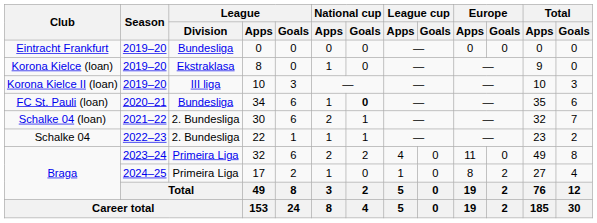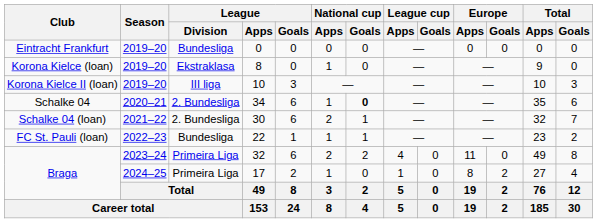(62, 102) FC St. Pauli (loan) -> (62, 102) Schalke 04
(206, 102) Bundesliga -> (206, 102) 2. Bundesliga
(62, 137) Schalke 04 -> (62, 137) FC St. Pauli (loan)
(206, 137) 2. Bundesliga -> (206, 137) Bundesliga
